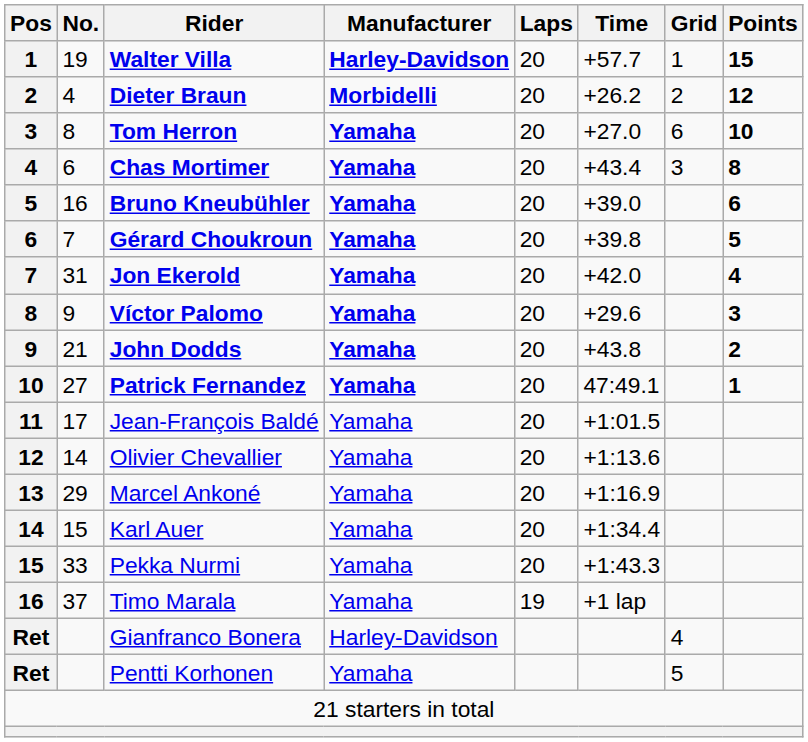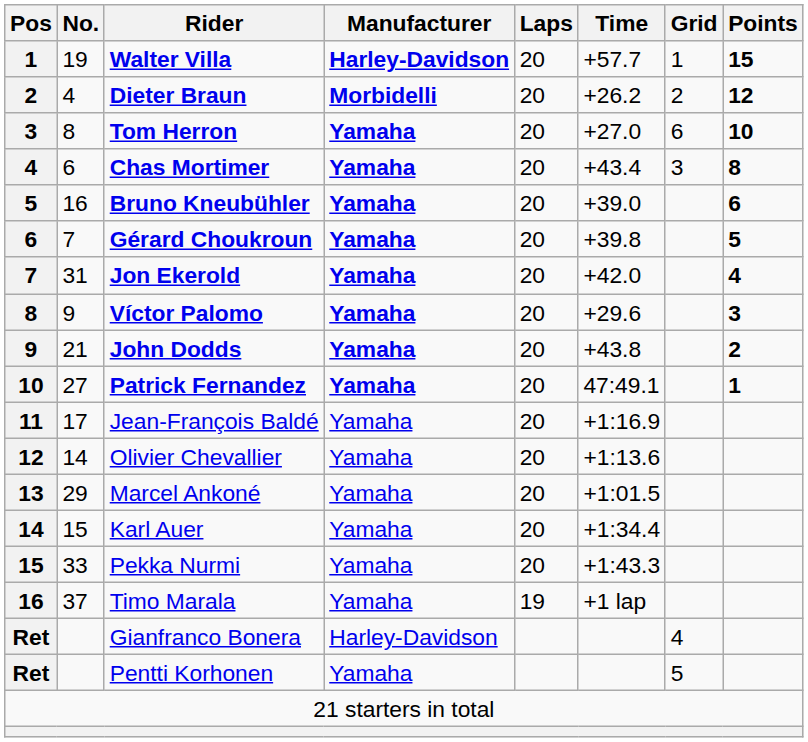(622, 420) +1:01.5 -> (622, 420) +1:16.9
(622, 492) +1:16.9 -> (622, 492) +1:01.5
